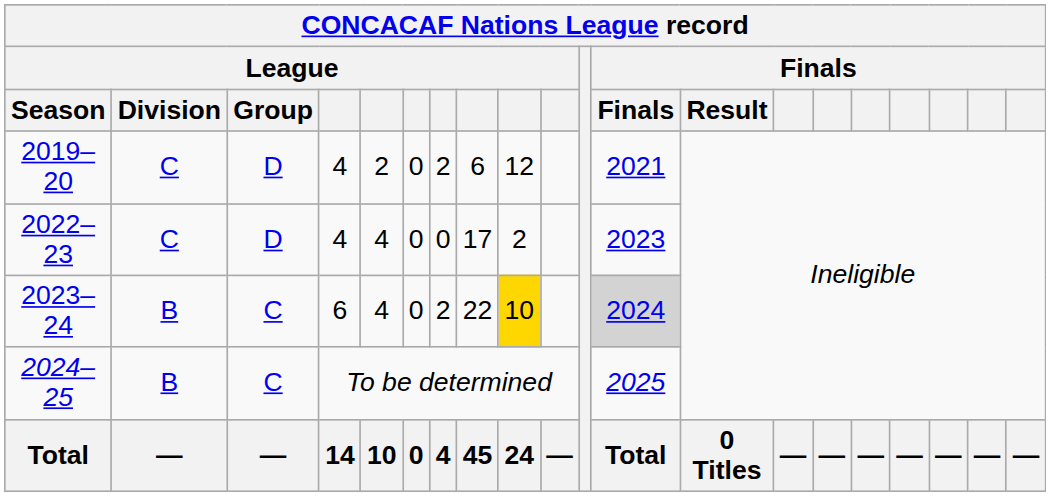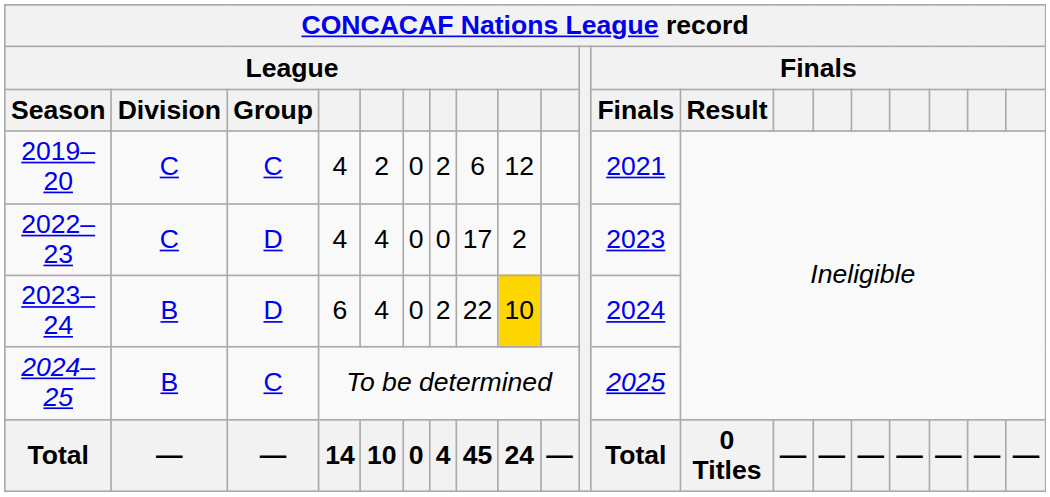(273, 166) D -> (273, 166) C
(273, 310) C -> (273, 310) D
(636, 310) lightgrey background -> (636, 310) no background
